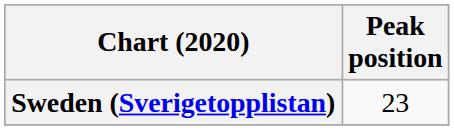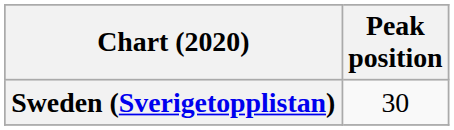(395, 102) 23 -> (395, 102) 30
